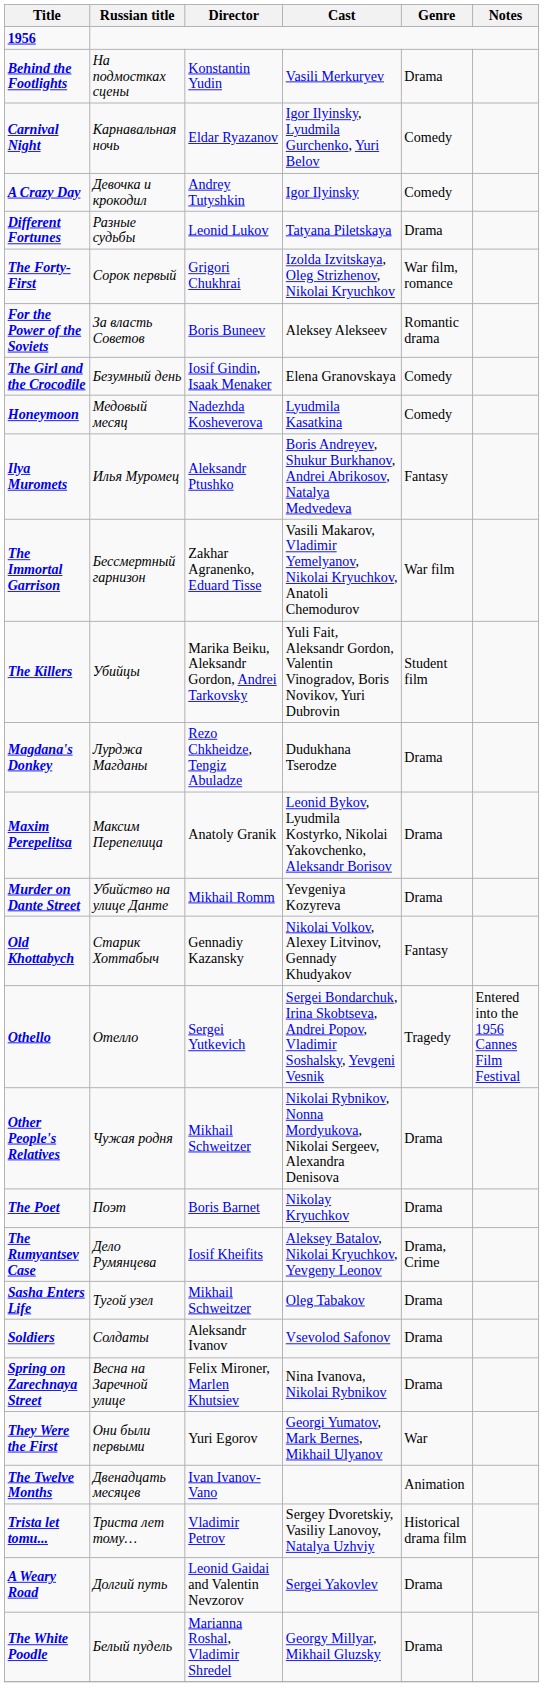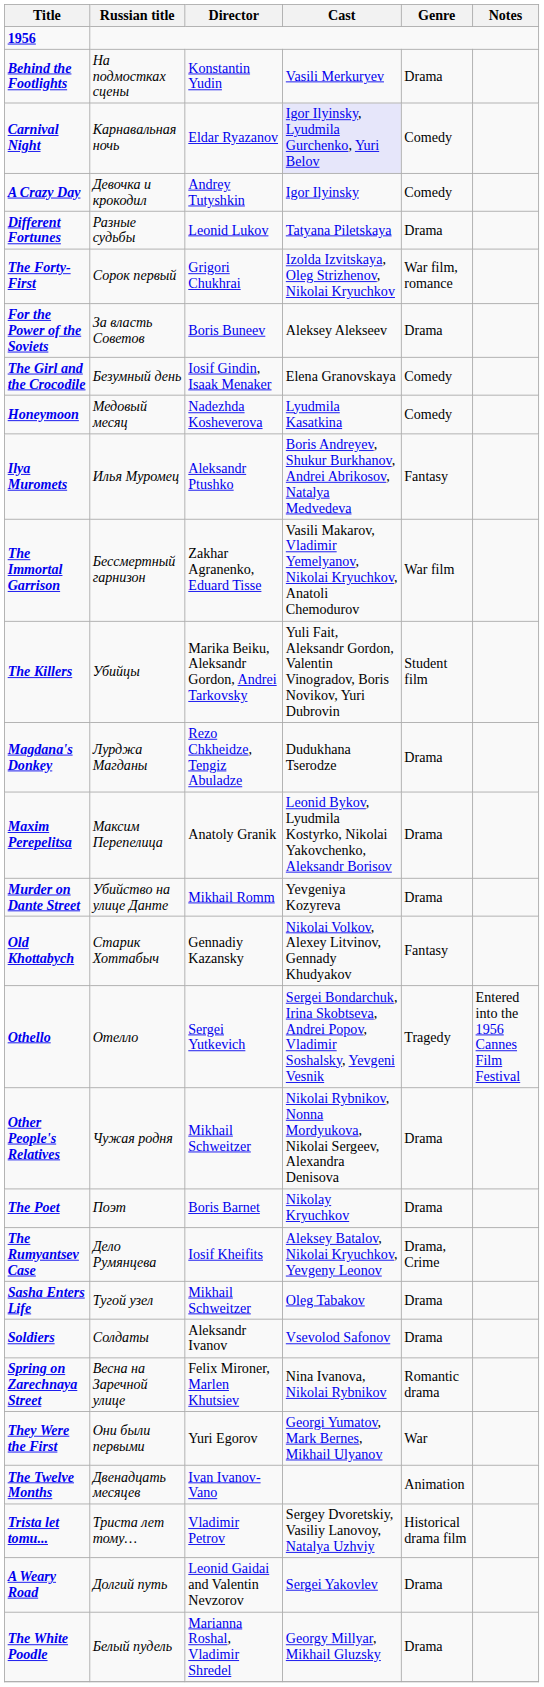(333, 138) no background -> (333, 138) lavender background
(432, 330) Romantic drama -> (423, 330) Drama
(423, 1384) Drama -> (432, 1384) Romantic drama
